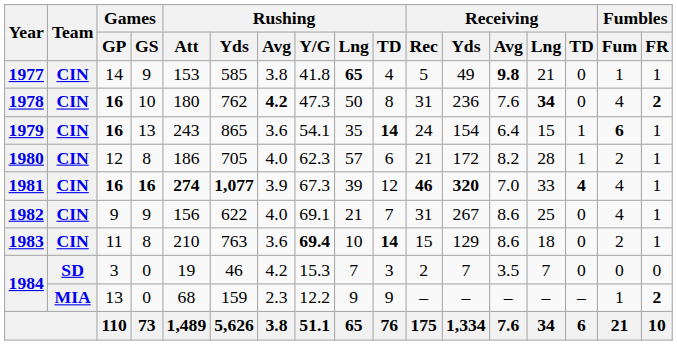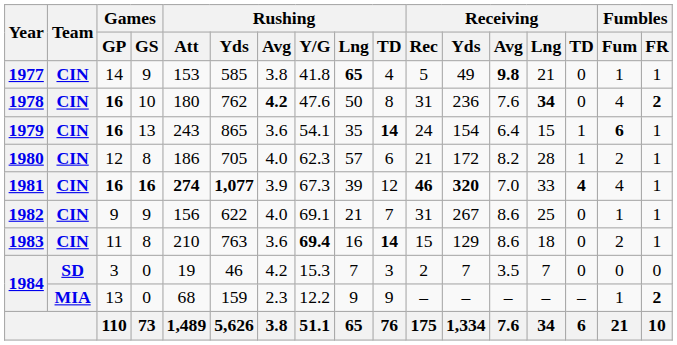(315, 102) 47.3 -> (315, 102) 47.6
(619, 213) 4 -> (619, 213) 1
(354, 241) 10 -> (354, 241) 16
